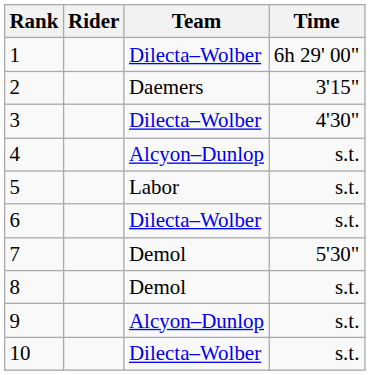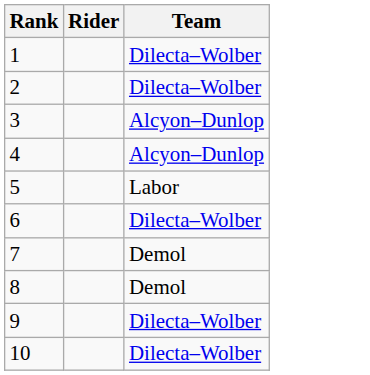- column: (317, 21)
(166, 87) Daemers -> (195, 87) Dilecta–Wolber
(195, 120) Dilecta–Wolber -> (197, 120) Alcyon–Dunlop
(197, 320) Alcyon–Dunlop -> (195, 320) Dilecta–Wolber
